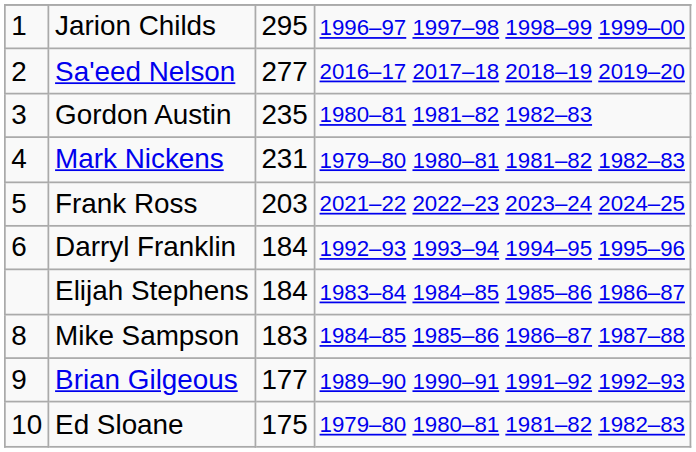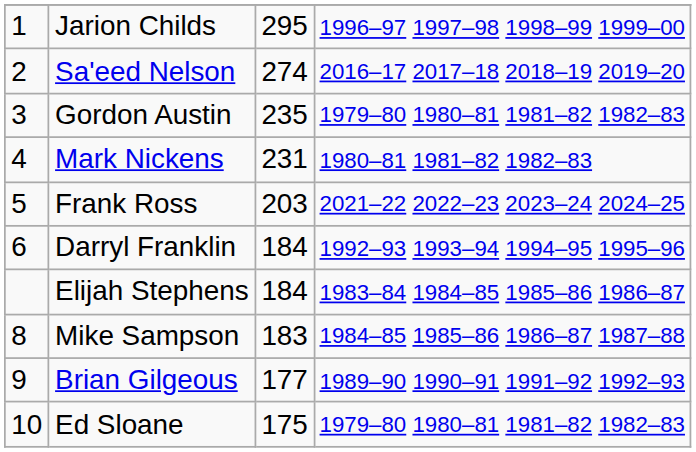(285, 70) 277 -> (285, 70) 274
(456, 115) 1980–81 1981–82 1982–83 -> (502, 115) 1979–80 1980–81 1981–82 1982–83
(502, 159) 1979–80 1980–81 1981–82 1982–83 -> (456, 159) 1980–81 1981–82 1982–83
